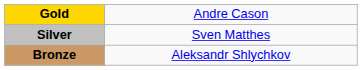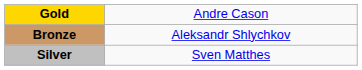rows swapped: (54, 34) <-> (54, 55)
